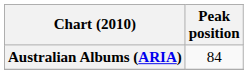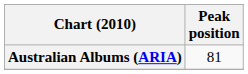(214, 57) 84 -> (214, 57) 81
